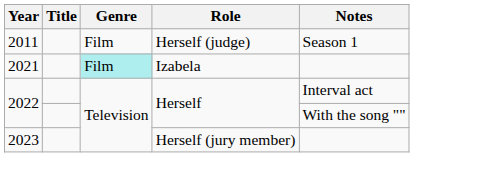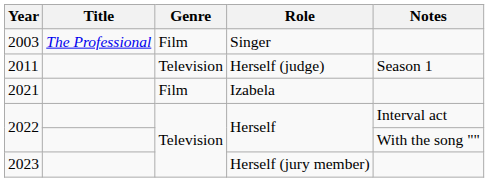+ row: (24, 41)
(99, 41) Film -> (191, 66) Television
(99, 66) paleturquoise background -> (173, 90) no background
